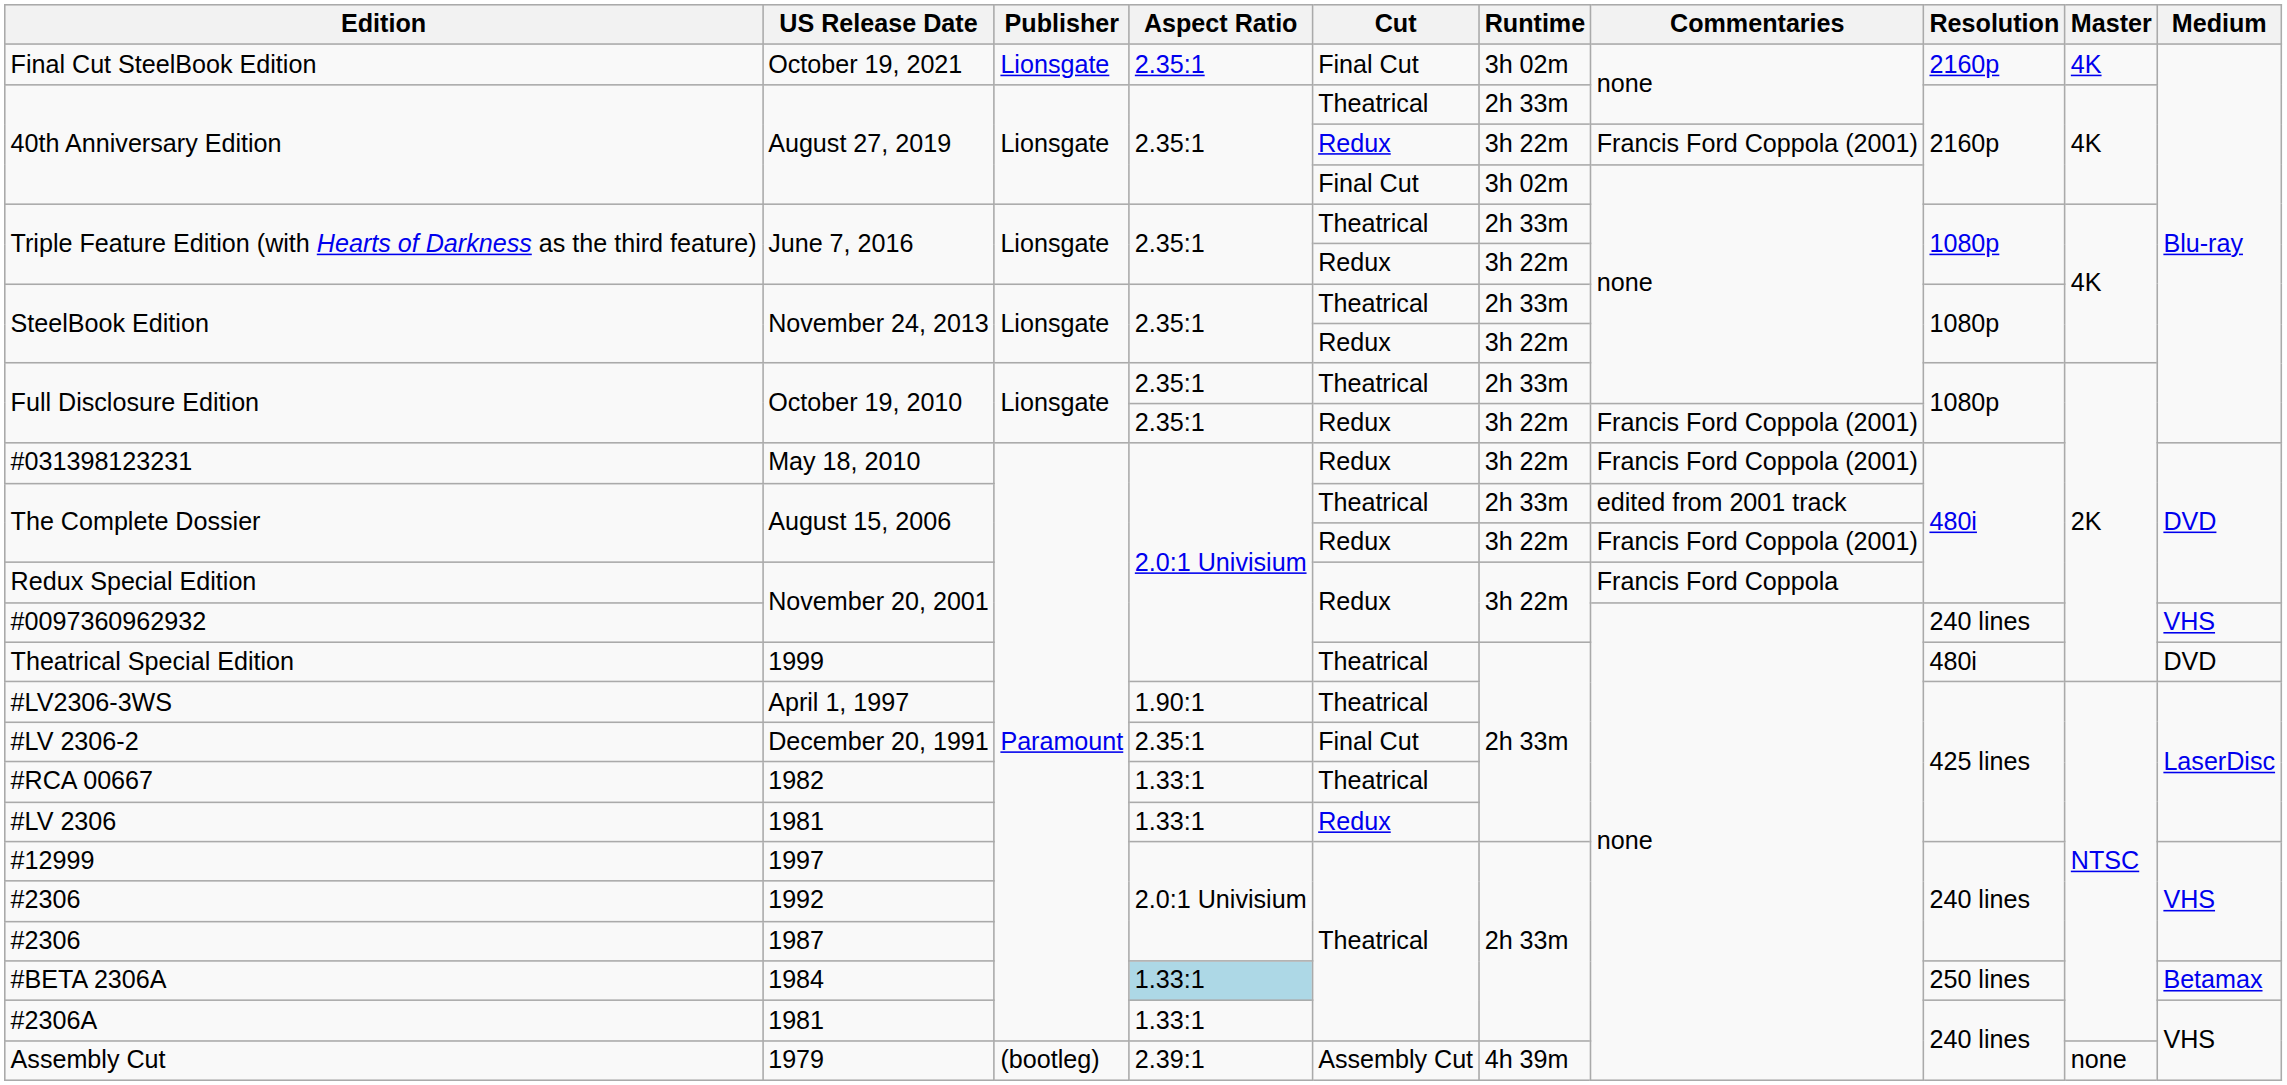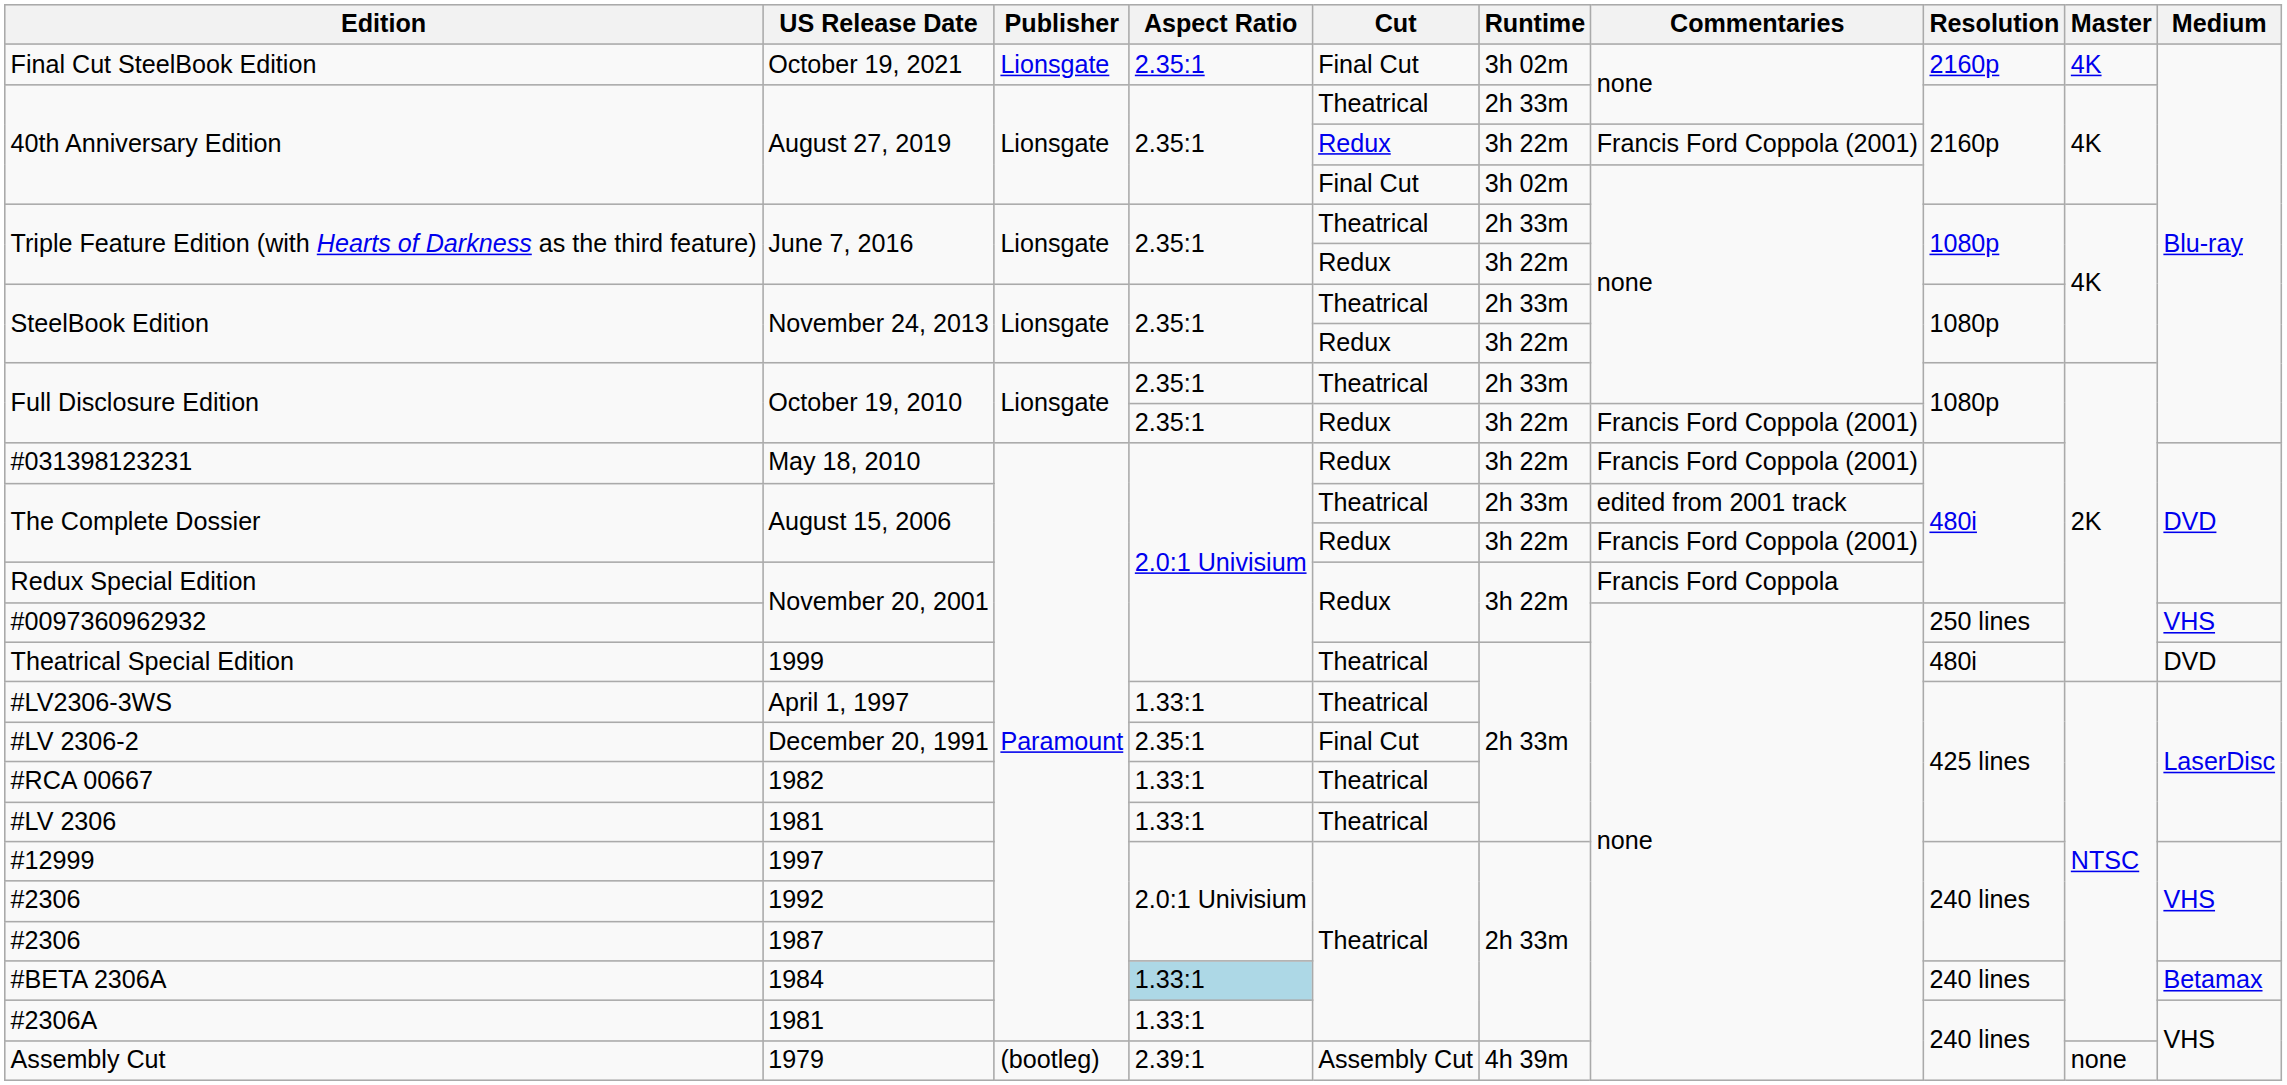(1980, 622) 240 lines -> (1980, 622) 250 lines
(1170, 701) 1.90:1 -> (1170, 701) 1.33:1
(1354, 821) Redux -> (1373, 821) Theatrical
(1980, 980) 250 lines -> (1980, 980) 240 lines
